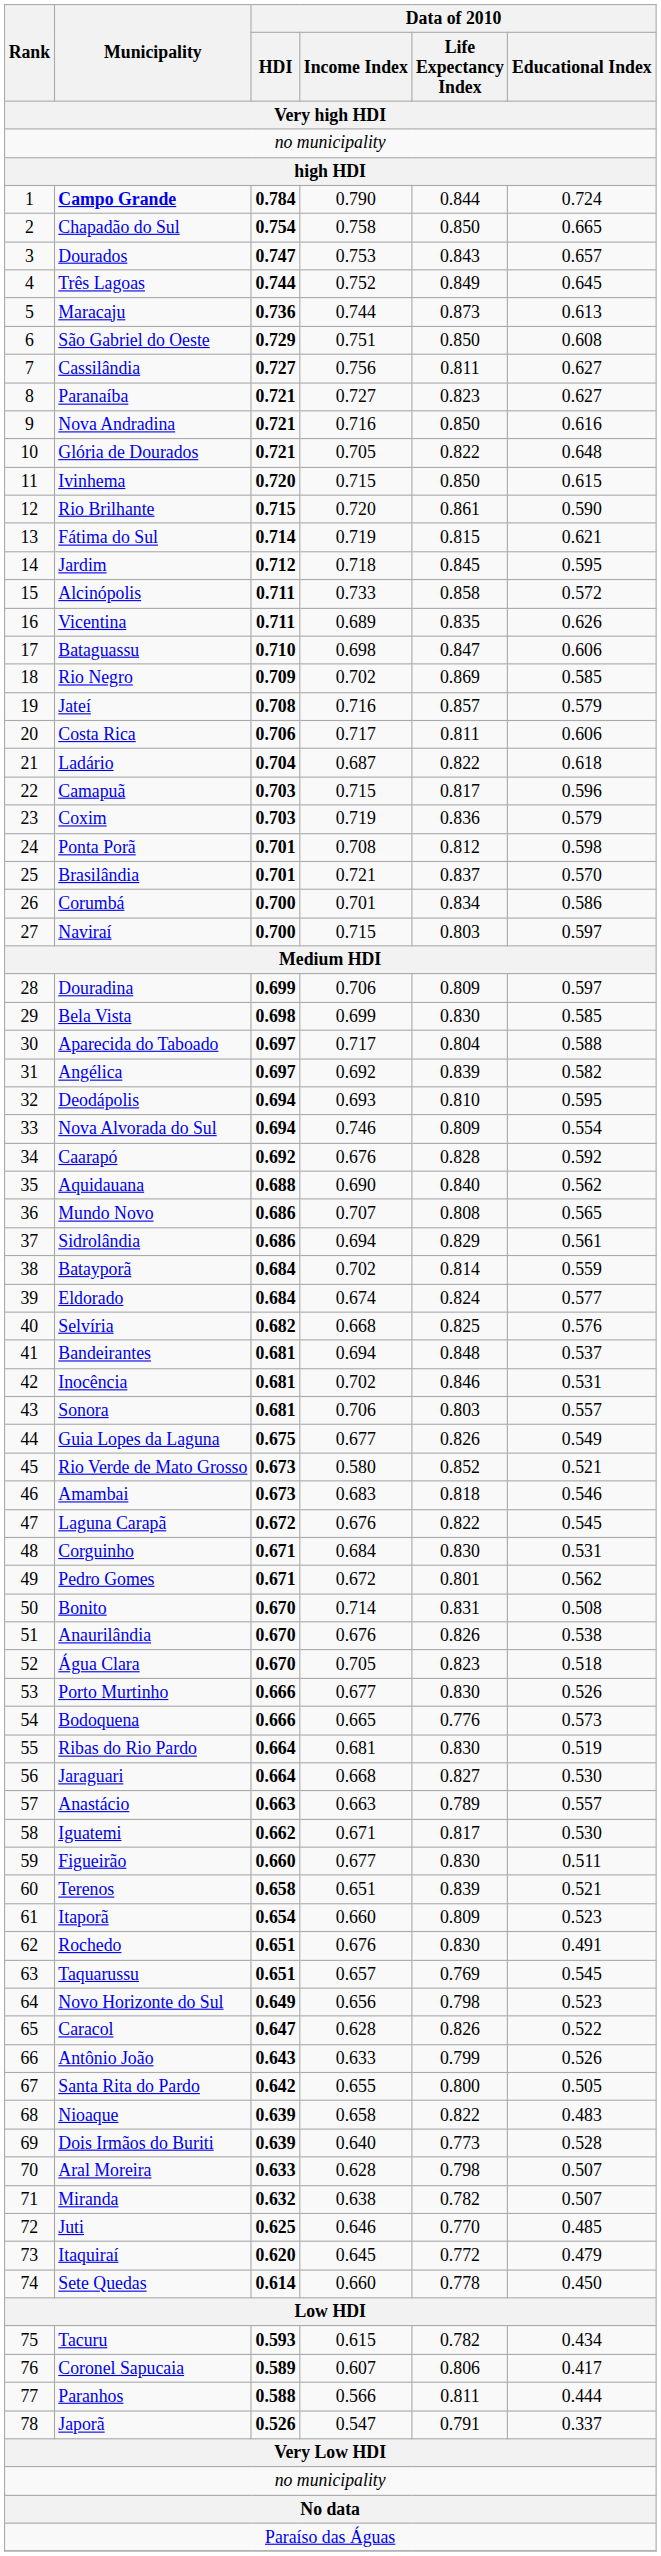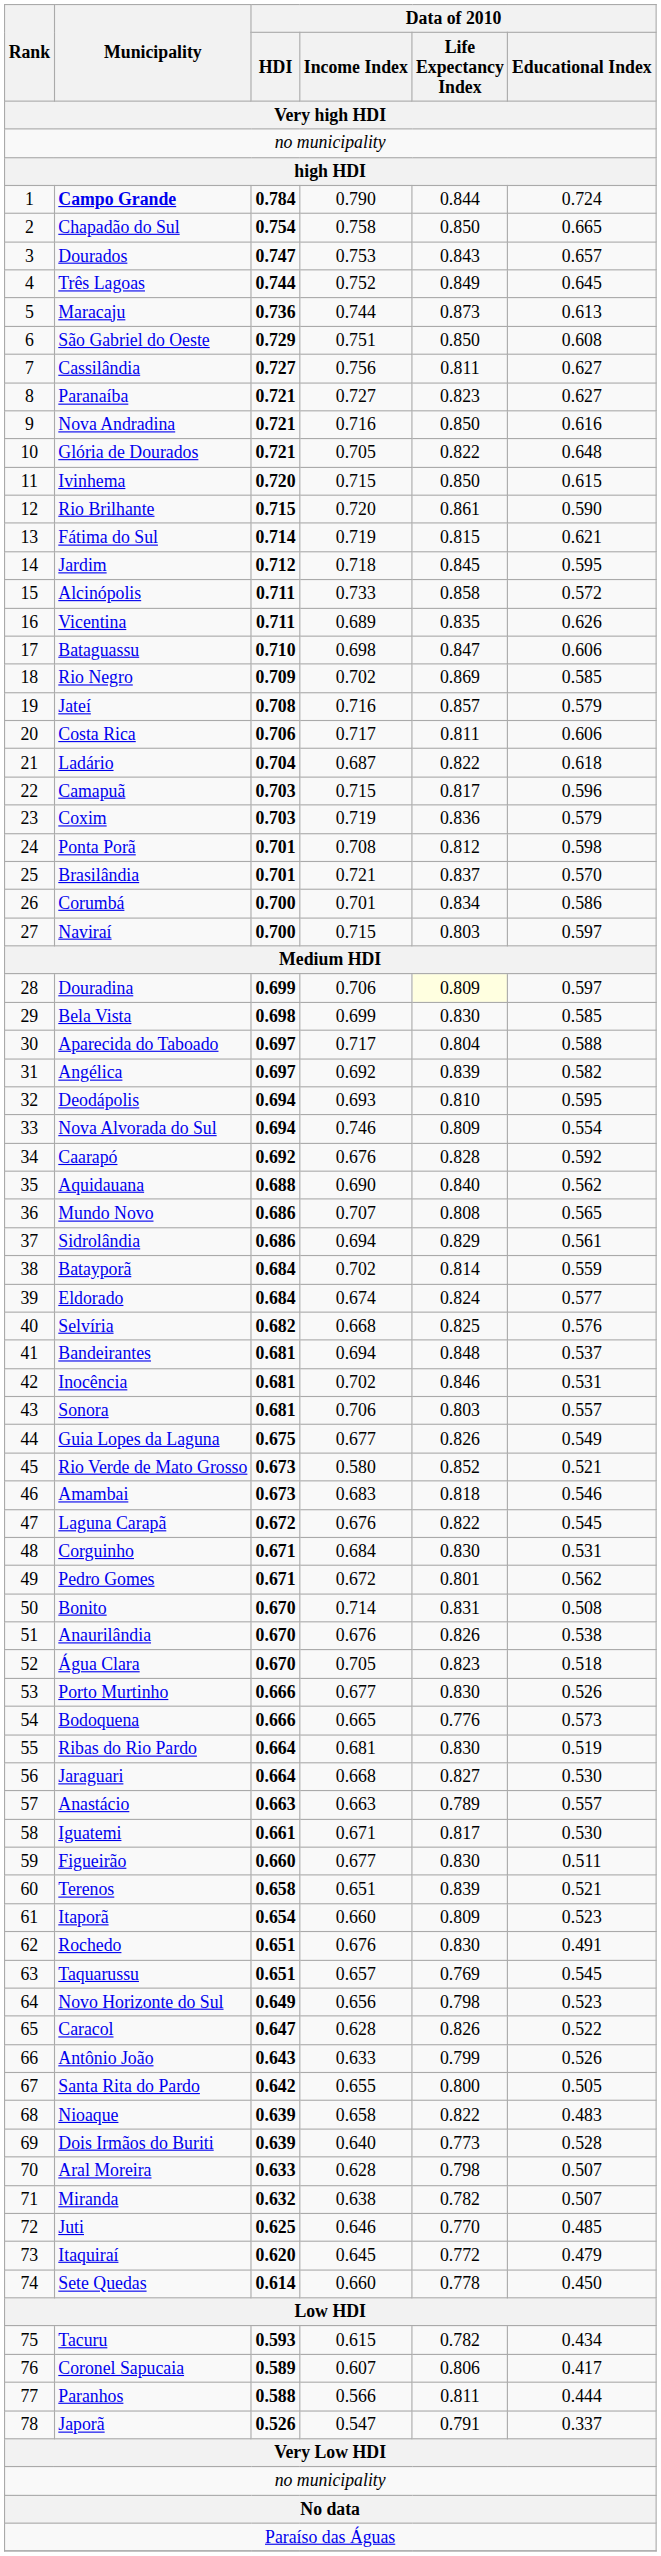(460, 988) no background -> (460, 988) lightyellow background
(276, 1833) 0.662 -> (276, 1833) 0.661
